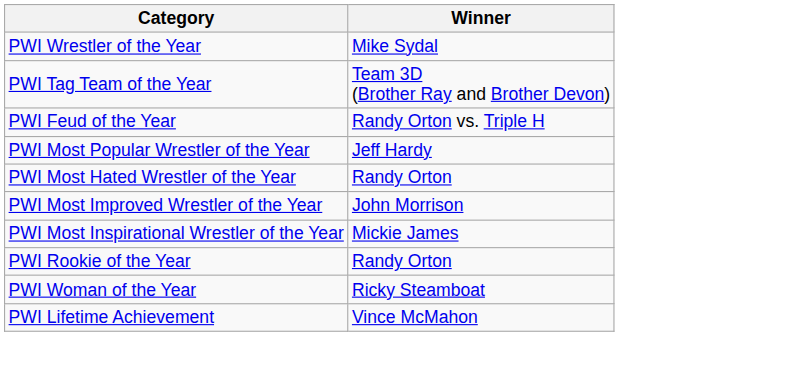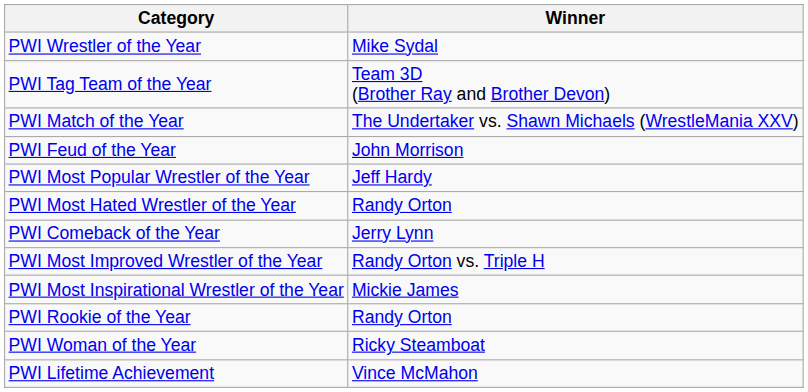+ row: (96, 121)
(448, 121) Randy Orton vs. Triple H -> (408, 149) John Morrison
+ row: (114, 233)
(408, 205) John Morrison -> (448, 261) Randy Orton vs. Triple H
